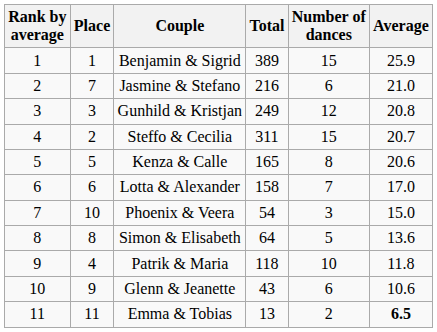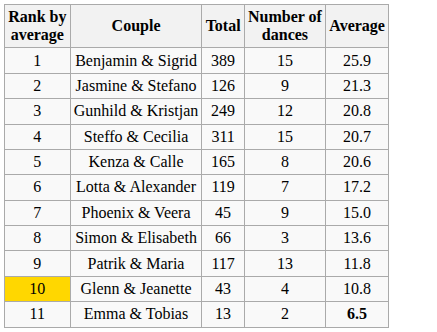- column: (92, 26)
(267, 85) 216 -> (223, 85) 126
(329, 85) 6 -> (285, 85) 9
(401, 85) 21.0 -> (357, 85) 21.3
(267, 187) 158 -> (223, 187) 119
(401, 187) 17.0 -> (357, 187) 17.2
(267, 212) 54 -> (223, 212) 45
(329, 212) 3 -> (285, 212) 9
(267, 238) 64 -> (223, 238) 66
(329, 238) 5 -> (285, 238) 3
(267, 263) 118 -> (223, 263) 117
(329, 263) 10 -> (285, 263) 13
(37, 288) no background -> (37, 288) gold background
(329, 288) 6 -> (285, 288) 4
(401, 288) 10.6 -> (357, 288) 10.8
